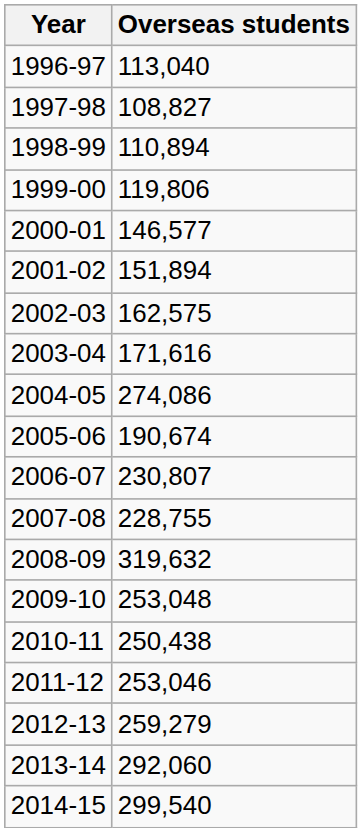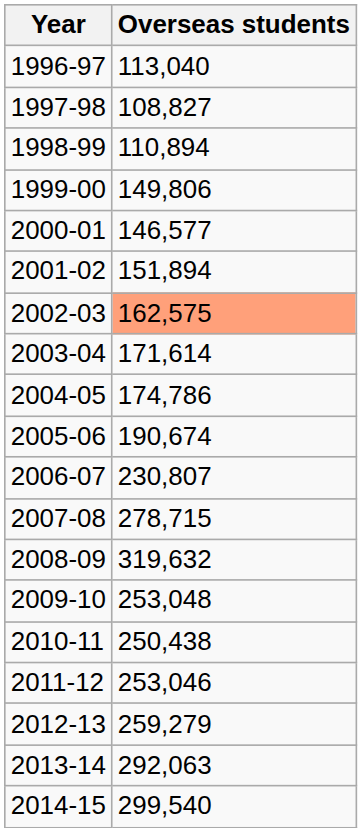(164, 189) 119,806 -> (165, 189) 149,806
(165, 312) no background -> (165, 312) lightsalmon background
(165, 353) 171,616 -> (165, 353) 171,614
(165, 395) 274,086 -> (165, 395) 174,786
(165, 518) 228,755 -> (165, 518) 278,715
(165, 764) 292,060 -> (165, 764) 292,063
